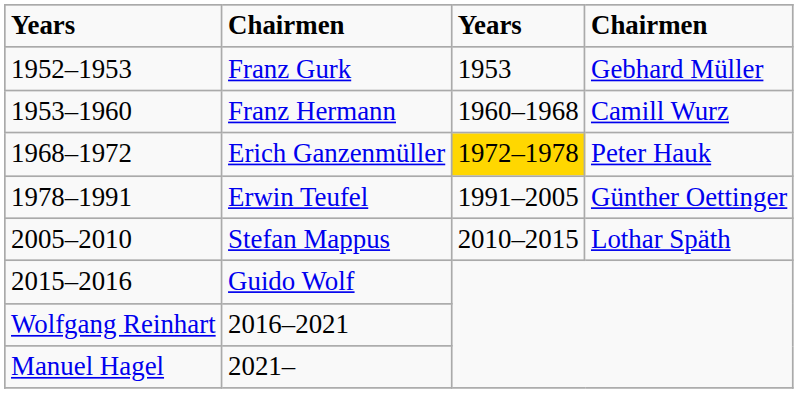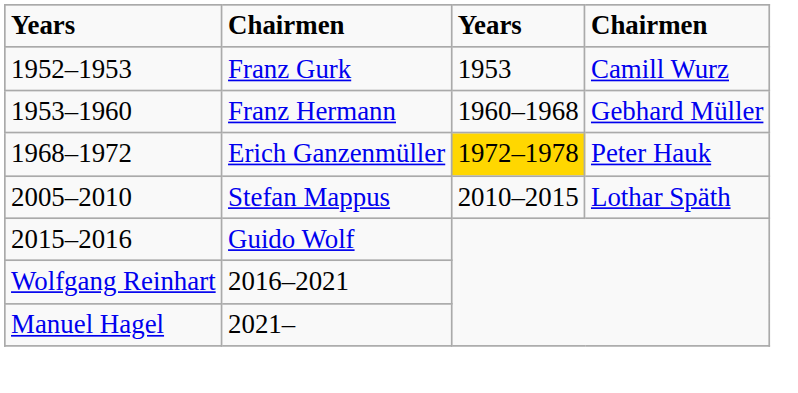(677, 68) Gebhard Müller -> (660, 68) Camill Wurz
(660, 111) Camill Wurz -> (677, 111) Gebhard Müller
- row: (298, 196)
